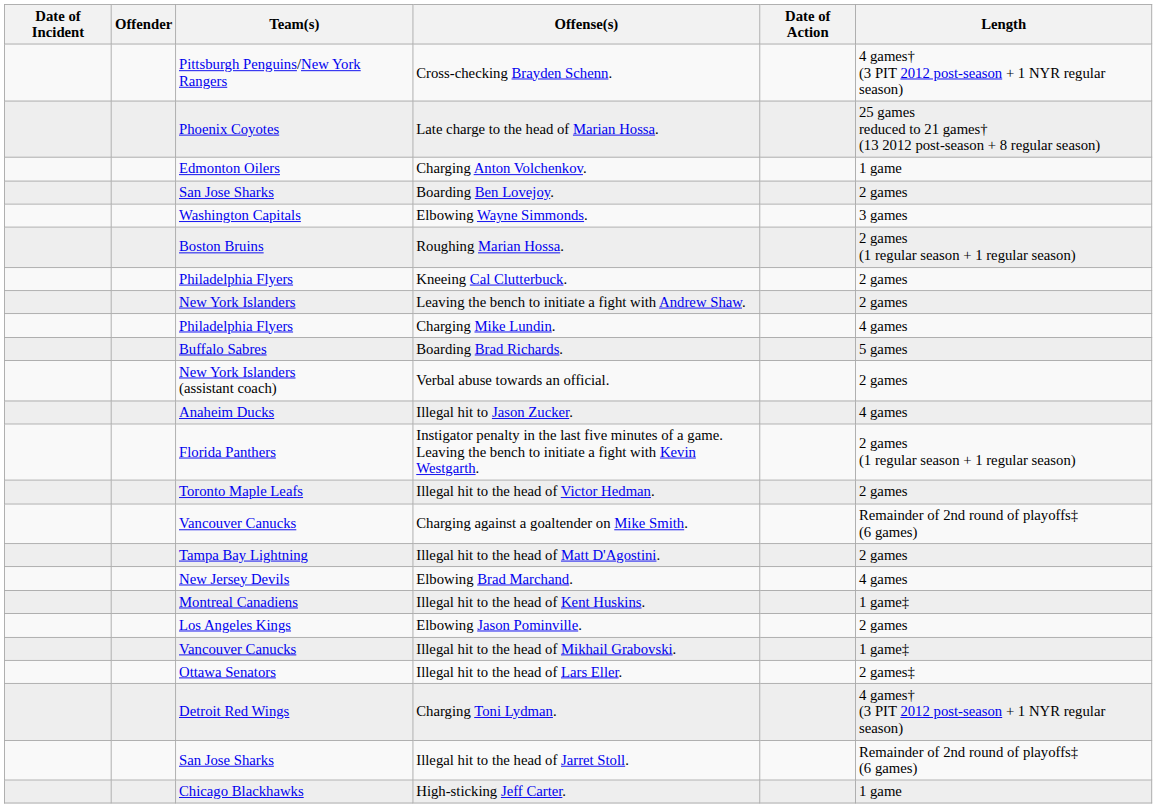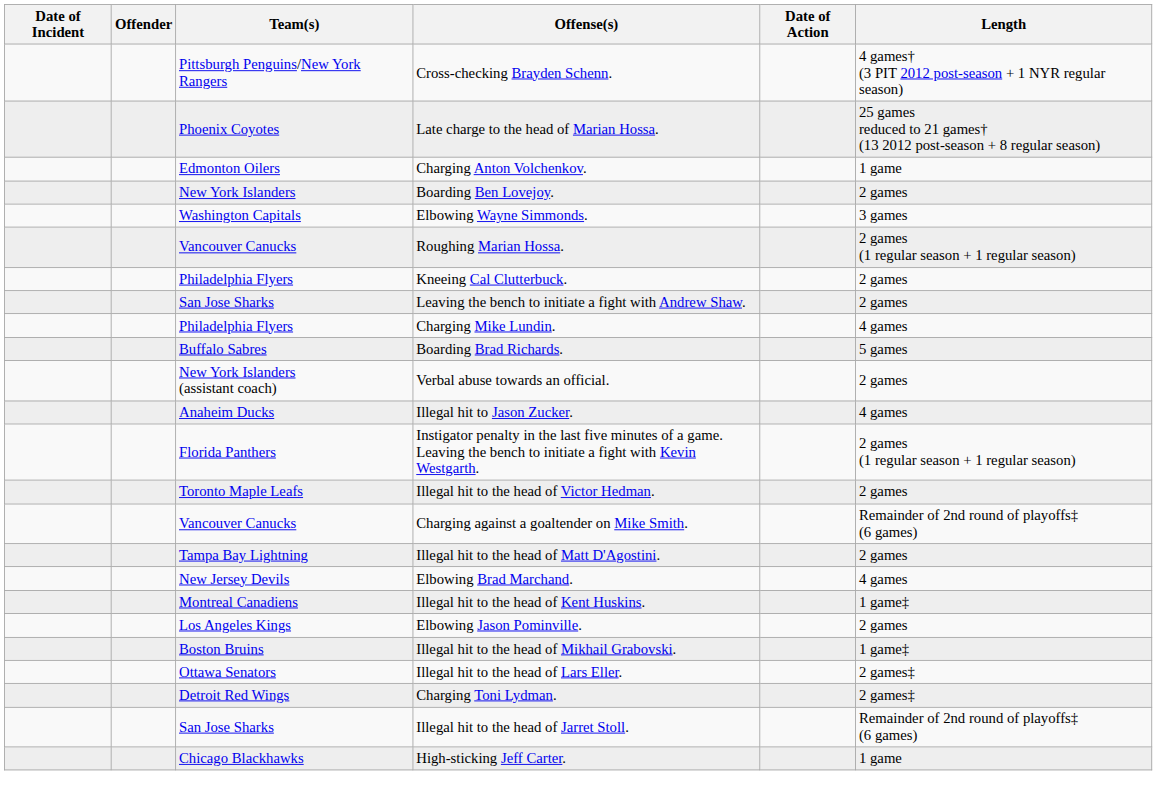(226, 192) San Jose Sharks -> (237, 192) New York Islanders
(221, 247) Boston Bruins -> (238, 247) Vancouver Canucks
(237, 302) New York Islanders -> (226, 302) San Jose Sharks
(238, 648) Vancouver Canucks -> (221, 648) Boston Bruins
(982, 711) 4 games† (3 PIT 2012 post-season + 1 NYR regular season) -> (887, 695) 2 games‡
